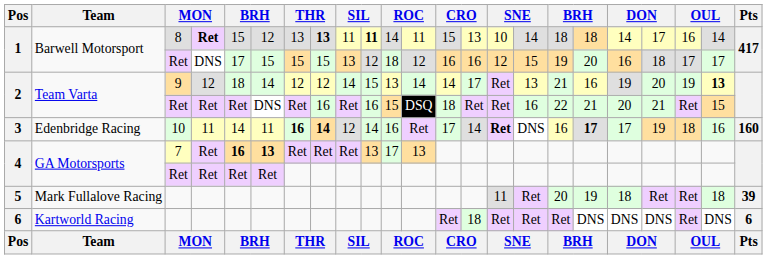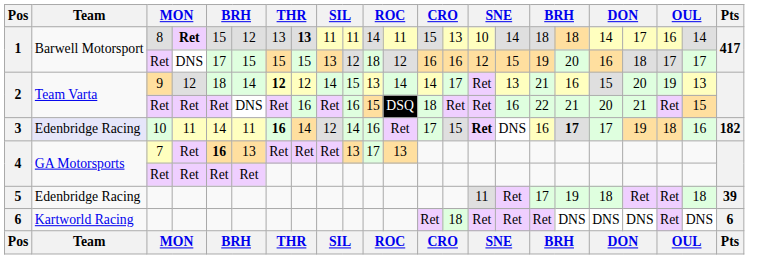(371, 38) bold -> (353, 38) normal
(297, 83) normal -> (279, 83) bold
(625, 83) 19 -> (606, 83) 15
(718, 83) bold -> (699, 83) normal
(88, 128) no background -> (88, 128) lavender background
(323, 128) bold -> (304, 128) normal
(474, 128) 14 -> (455, 128) 15
(749, 128) 160 -> (730, 128) 182
(268, 151) bold -> (249, 151) normal
(99, 196) Mark Fullalove Racing -> (88, 196) Edenbridge Racing
(561, 196) 20 -> (542, 196) 17
